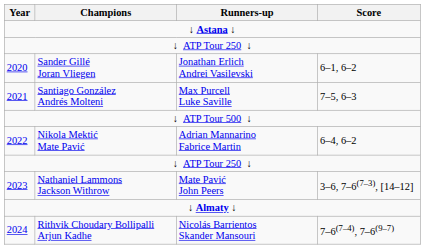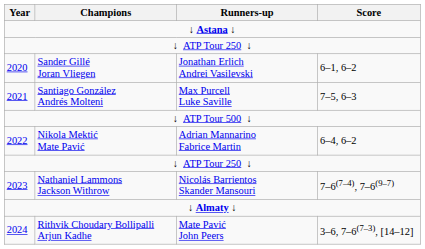(202, 185) Mate Pavić John Peers -> (218, 185) Nicolás Barrientos Skander Mansouri
(367, 185) 3–6, 7–6(7–3), [14–12] -> (357, 185) 7–6(7–4), 7–6(9–7)
(218, 230) Nicolás Barrientos Skander Mansouri -> (202, 230) Mate Pavić John Peers
(357, 230) 7–6(7–4), 7–6(9–7) -> (367, 230) 3–6, 7–6(7–3), [14–12]
